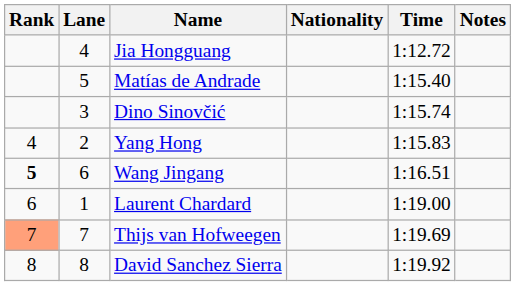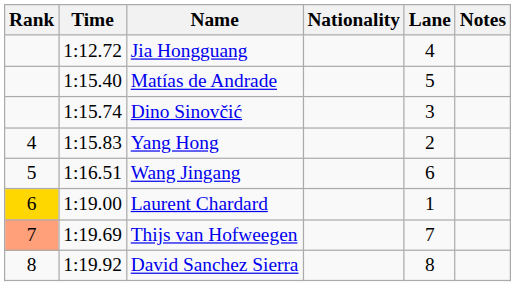columns swapped: (84, 19) <-> (421, 19)
(32, 173) bold -> (32, 173) normal
(32, 204) no background -> (32, 204) gold background
